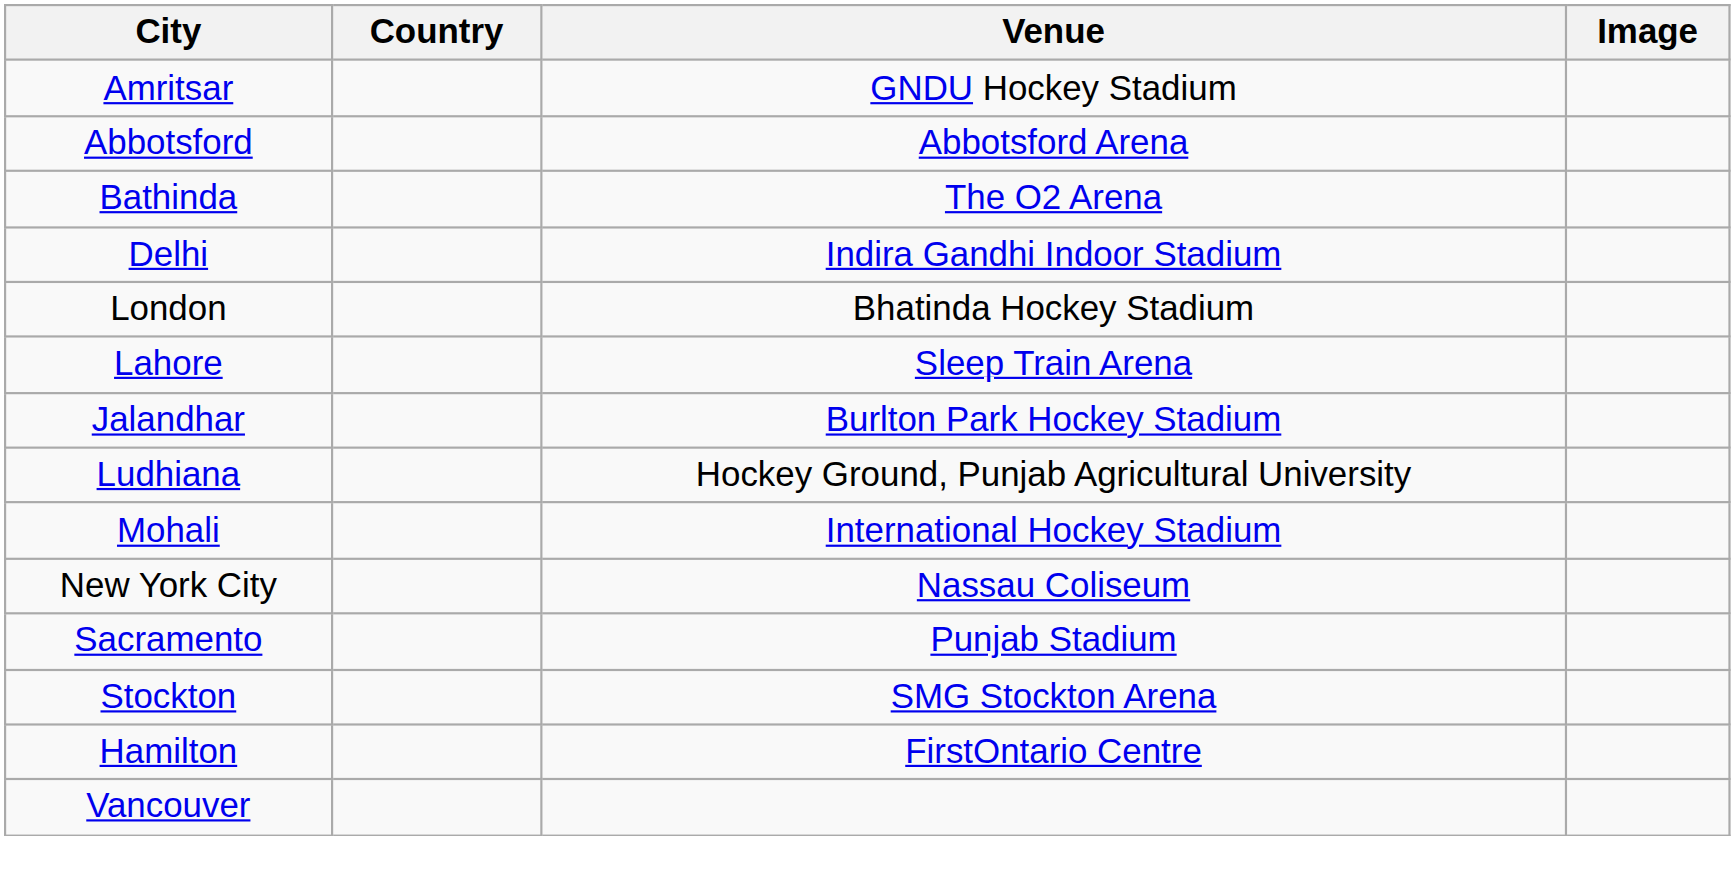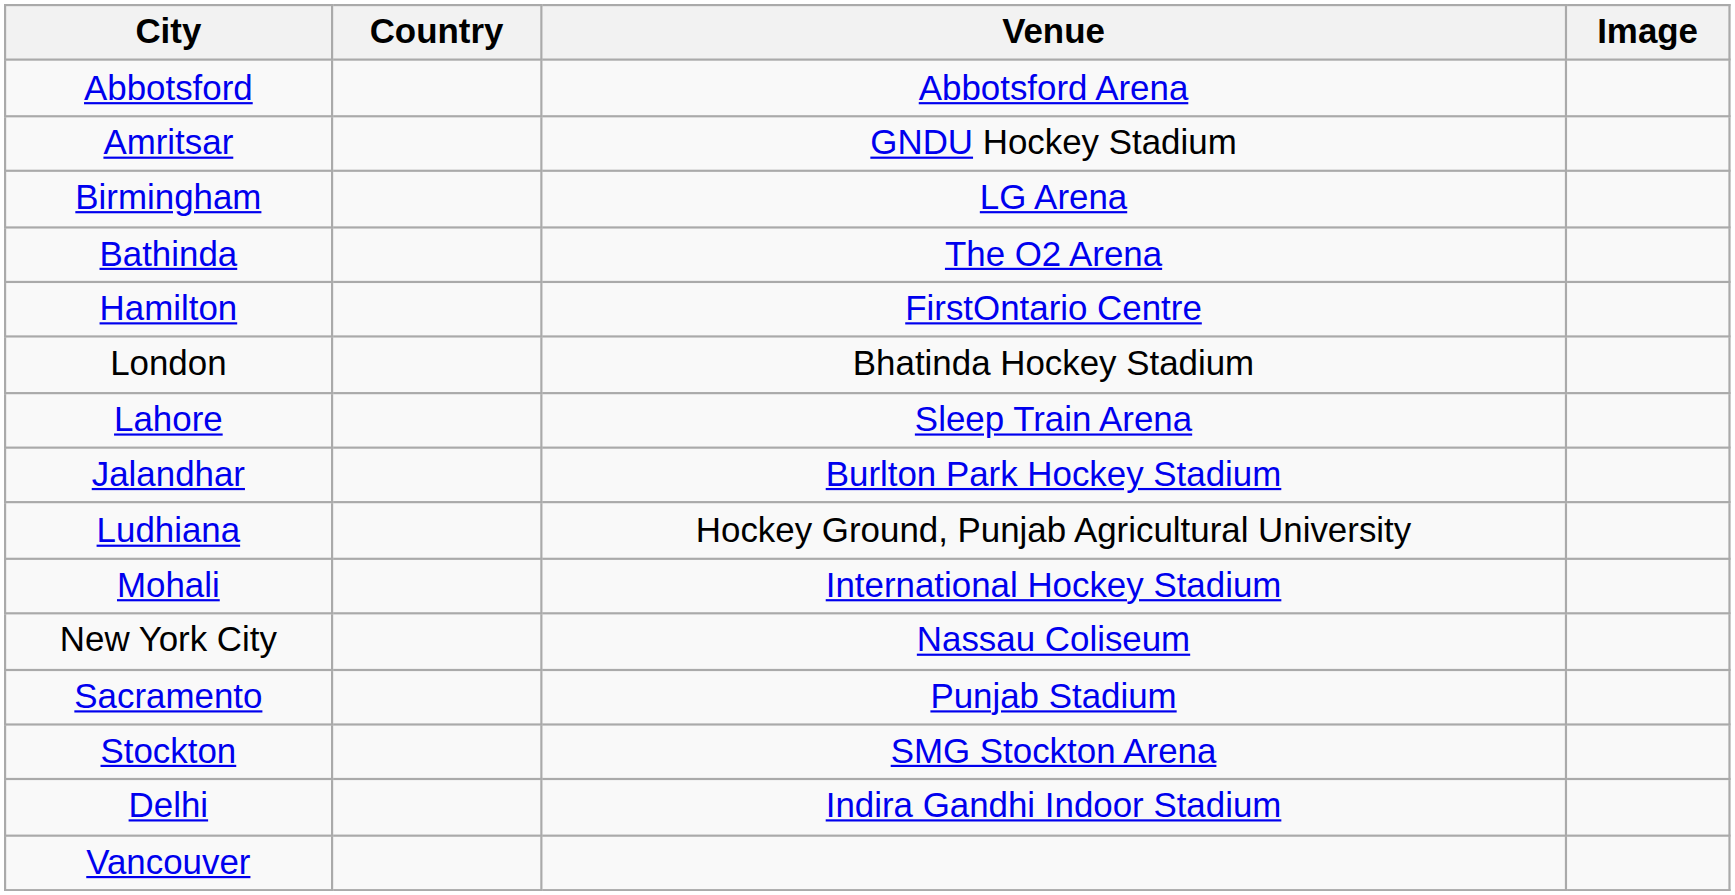rows swapped: (168, 142) <-> (168, 87)
+ row: (168, 198)
rows swapped: (168, 253) <-> (168, 751)
